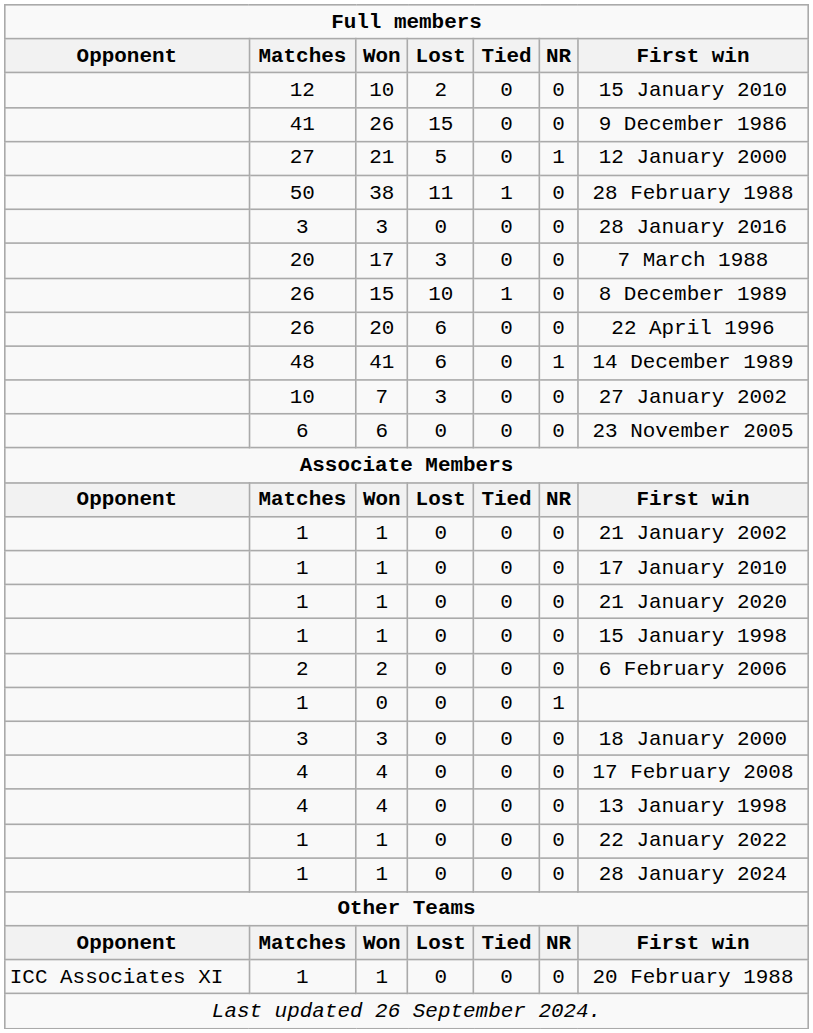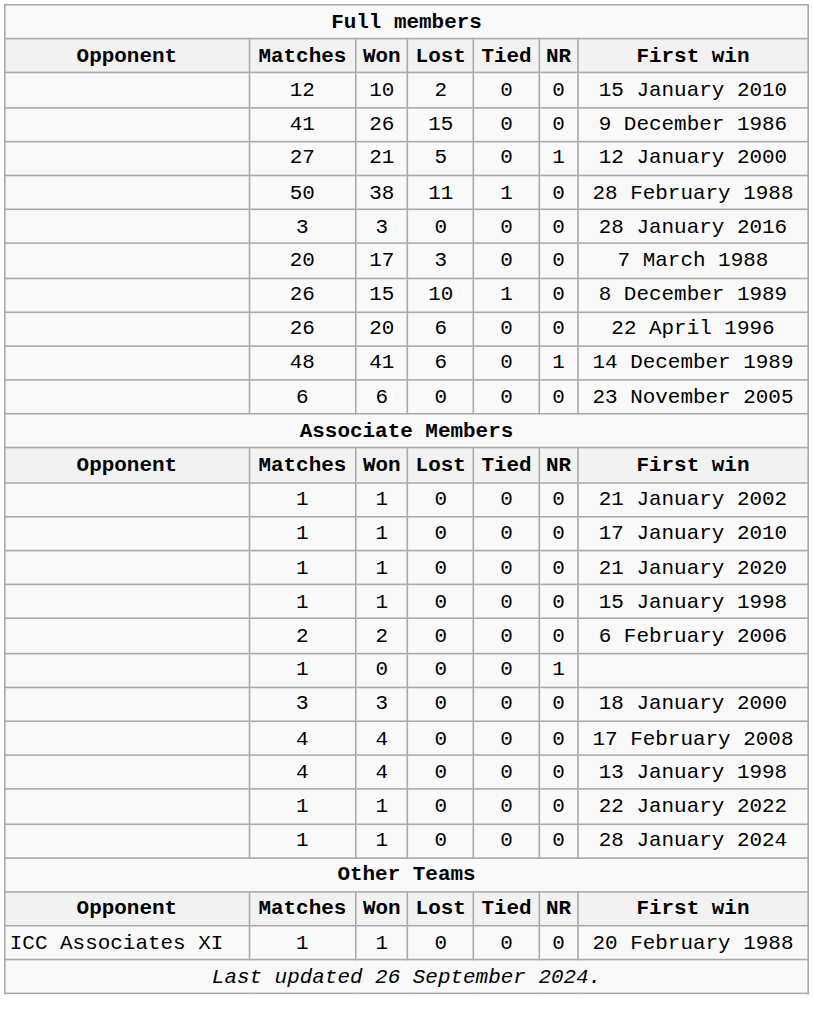- row: (127, 397)
